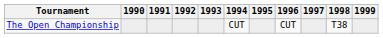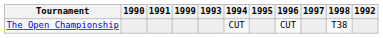columns swapped: (185, 12) <-> (365, 12)
